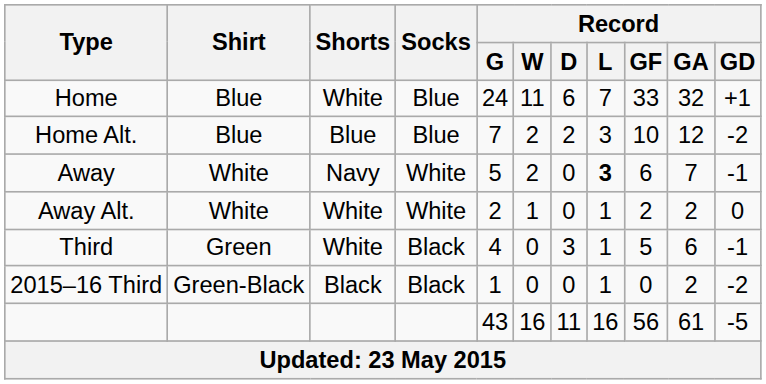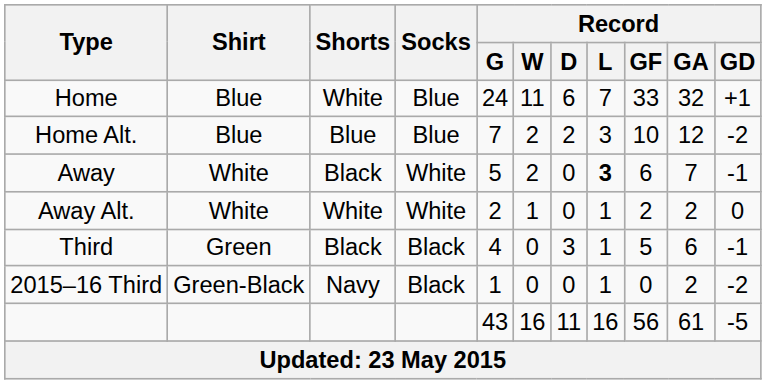(353, 173) Navy -> (353, 173) Black
(353, 248) White -> (353, 248) Black
(353, 285) Black -> (353, 285) Navy
